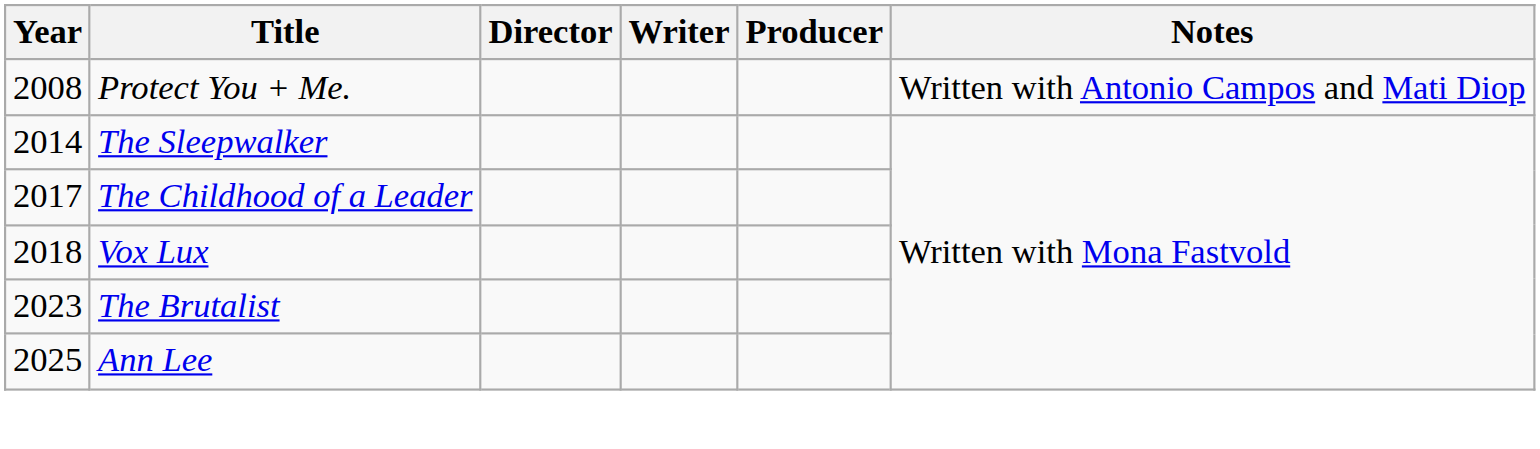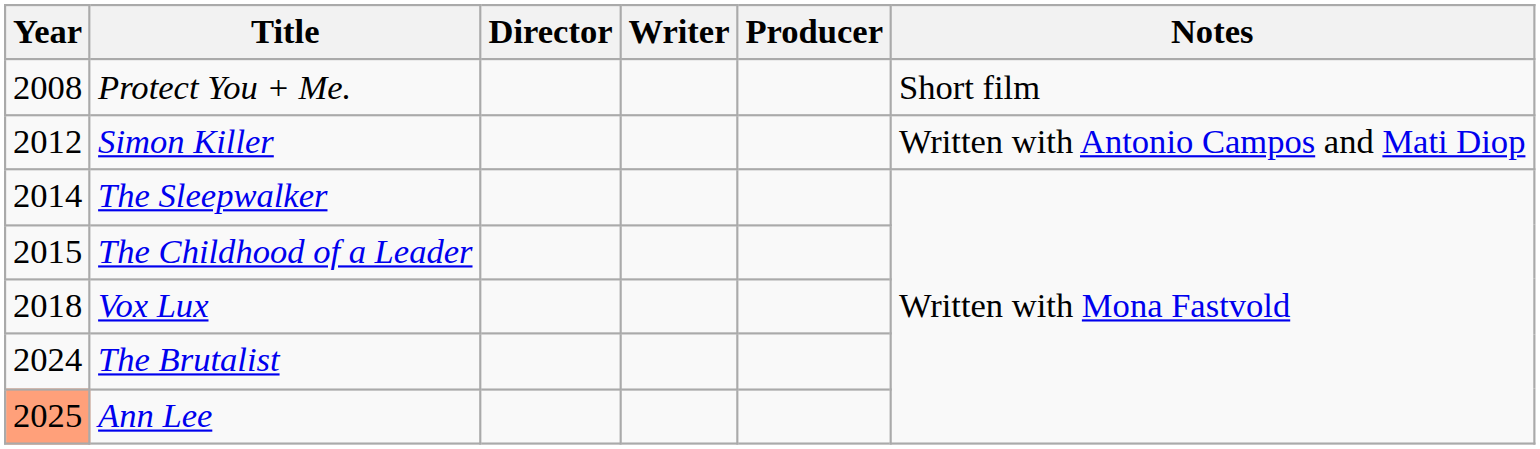(1212, 86) Written with Antonio Campos and Mati Diop -> (970, 86) Short film
+ row: (186, 141)
(48, 196) 2017 -> (48, 251) 2015
(48, 305) 2023 -> (48, 360) 2024
(48, 360) no background -> (48, 415) lightsalmon background
